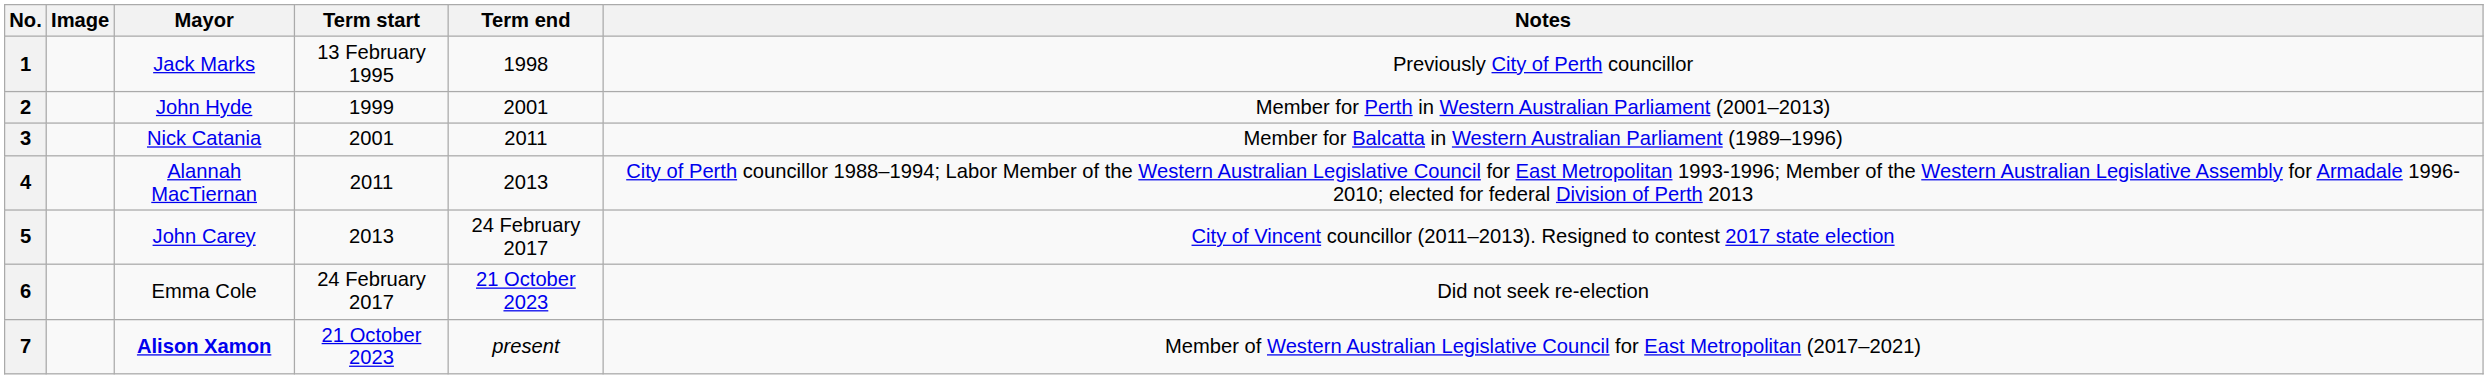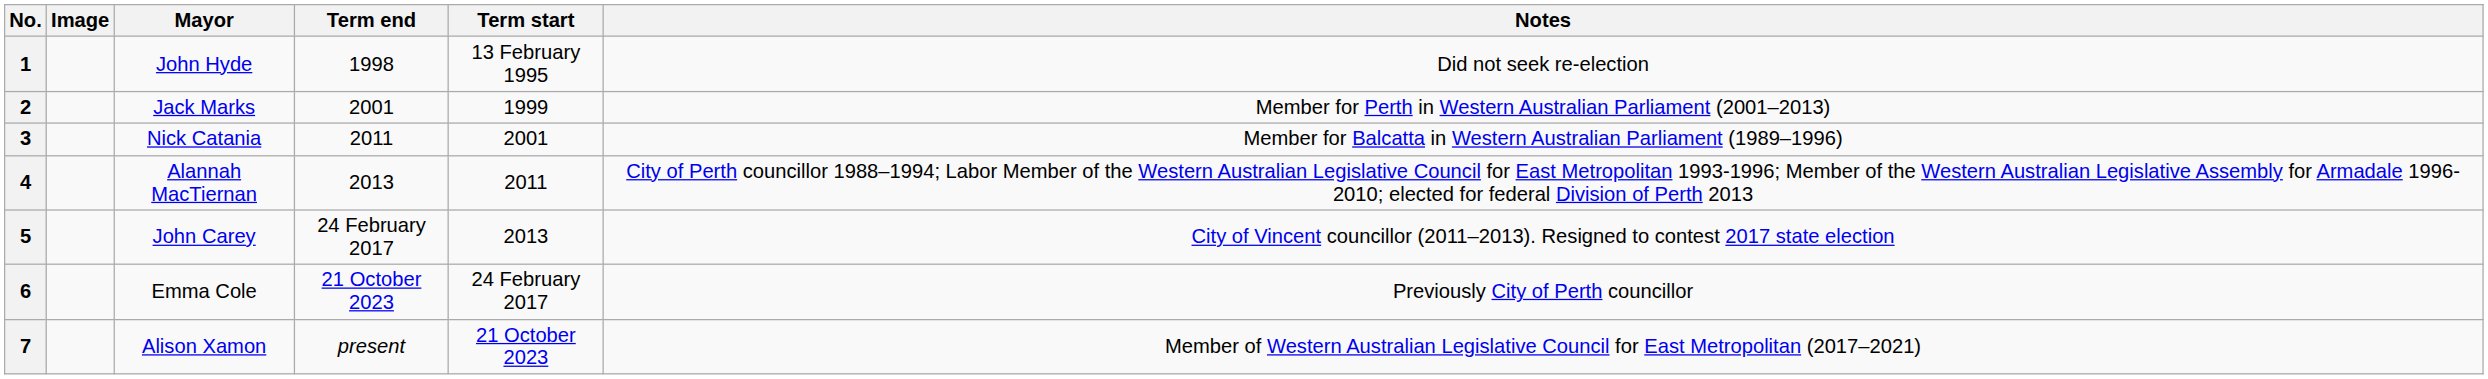columns swapped: (371, 20) <-> (526, 20)
(204, 63) Jack Marks -> (204, 63) John Hyde
(1543, 63) Previously City of Perth councillor -> (1543, 63) Did not seek re-election
(204, 107) John Hyde -> (204, 107) Jack Marks
(1543, 291) Did not seek re-election -> (1543, 291) Previously City of Perth councillor
(204, 346) bold -> (204, 346) normal
